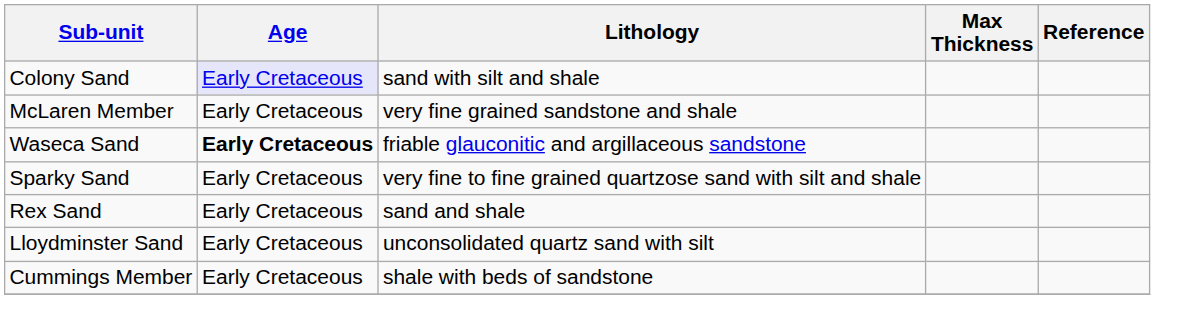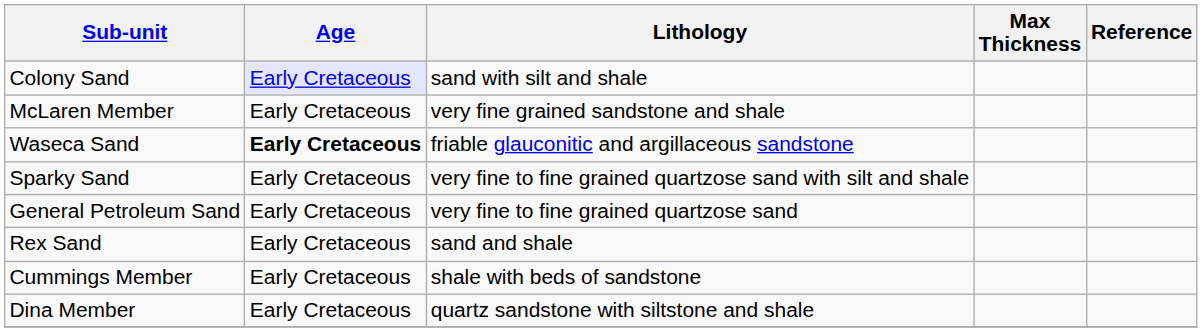+ row: (125, 210)
- row: (96, 244)
+ row: (72, 310)
